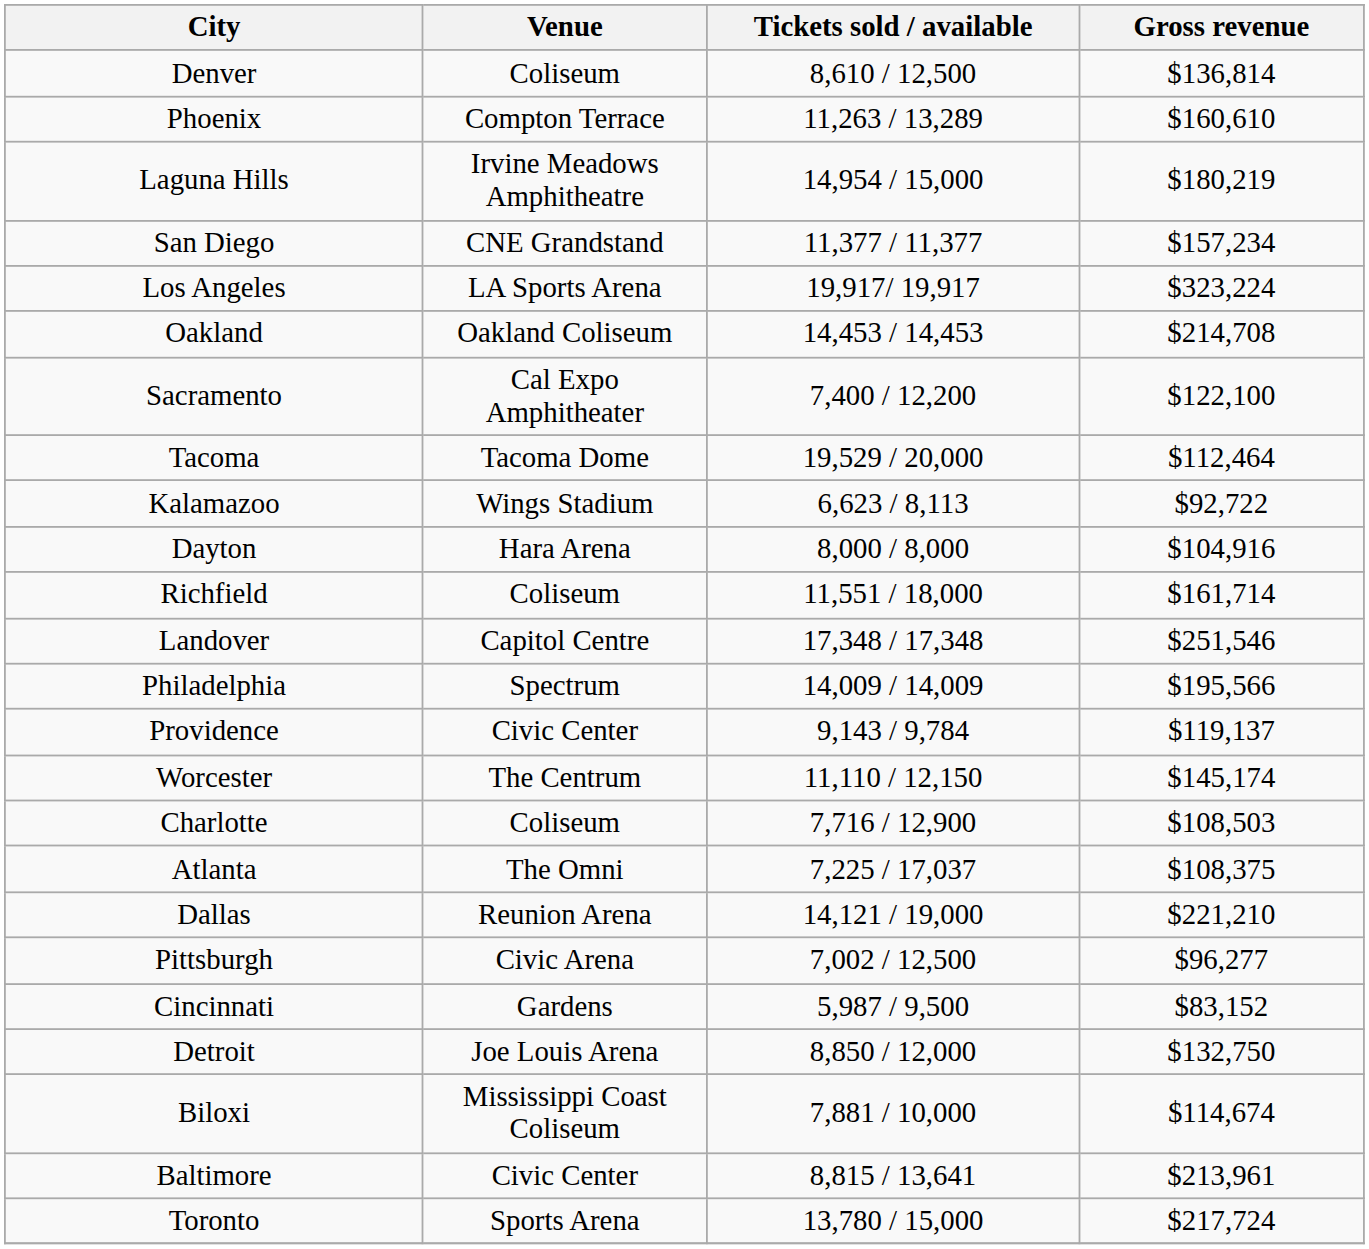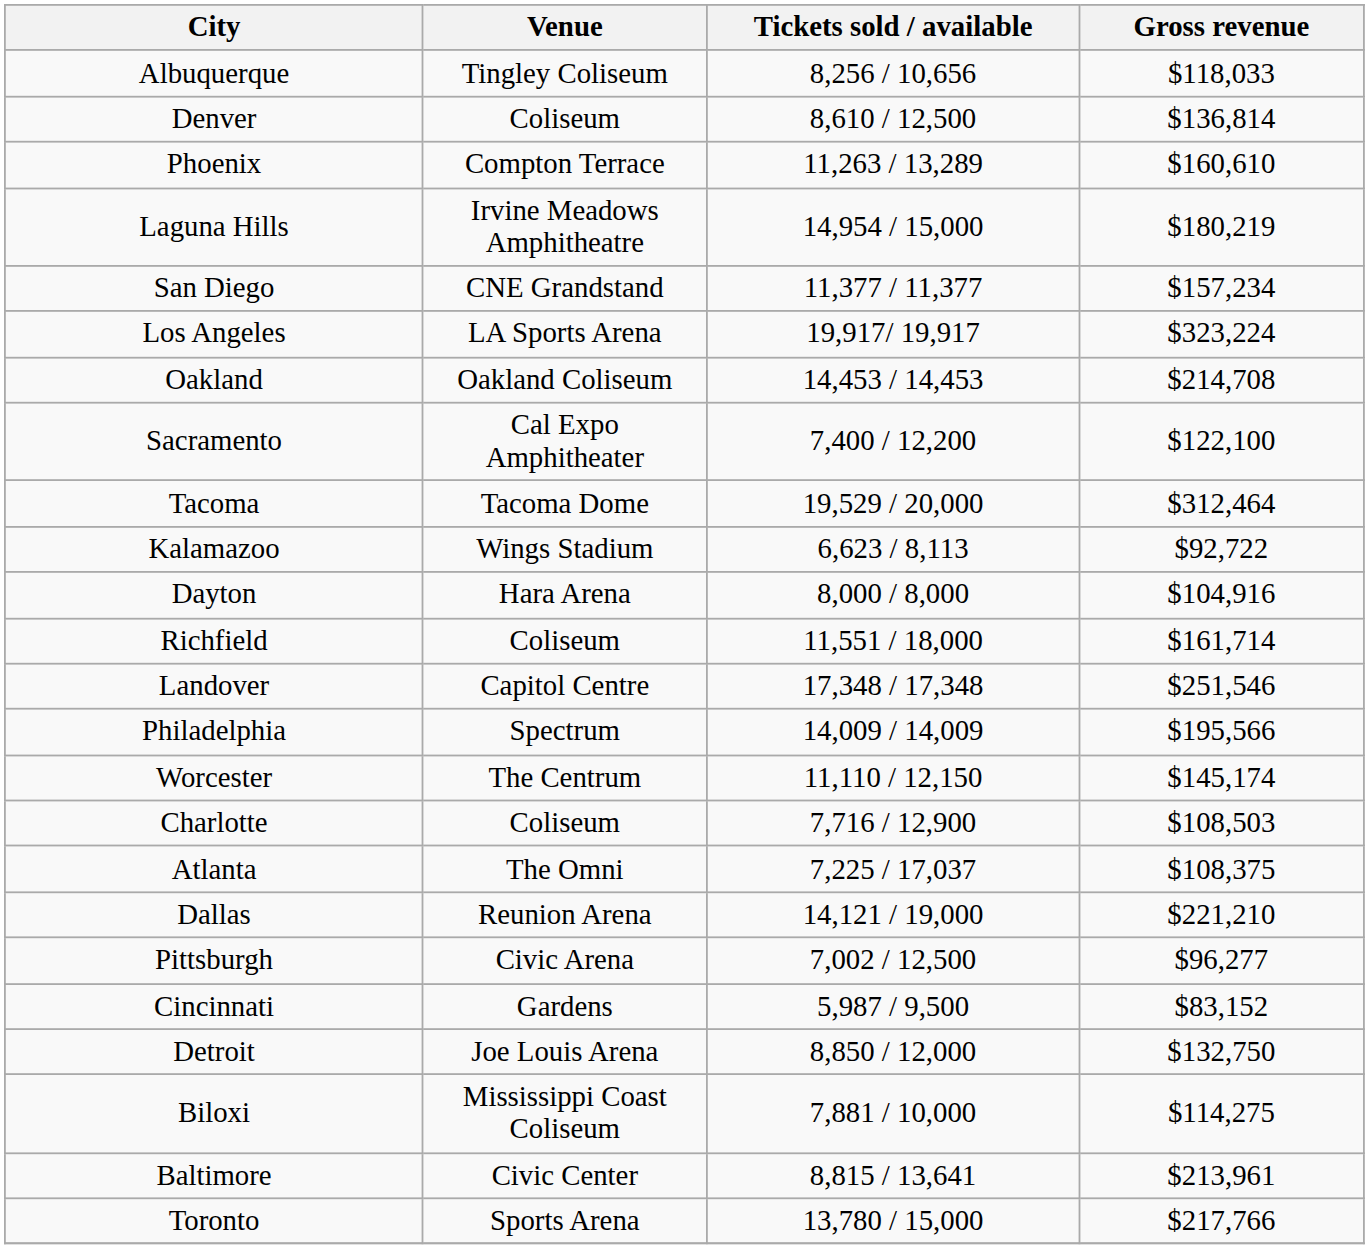+ row: (214, 73)
(1221, 457) $112,464 -> (1221, 503) $312,464
- row: (214, 731)
(1221, 1113) $114,674 -> (1221, 1113) $114,275
(1221, 1220) $217,724 -> (1221, 1220) $217,766
